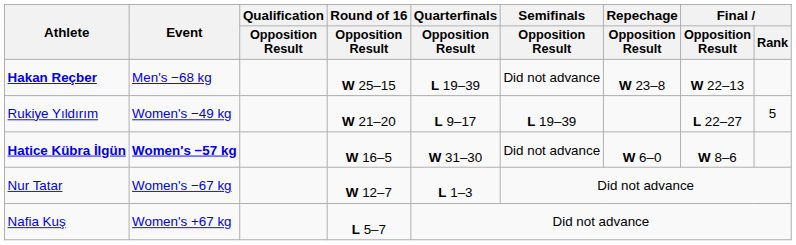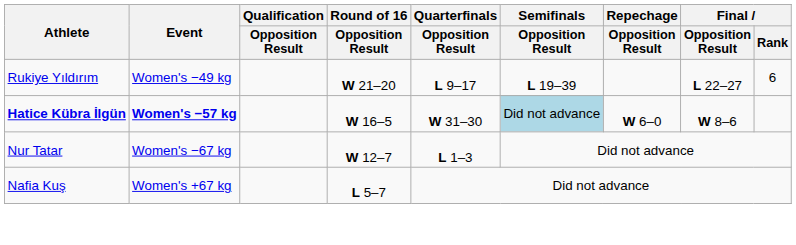- row: (52, 78)
(773, 114) 5 -> (773, 78) 6
(552, 150) no background -> (552, 114) lightblue background
